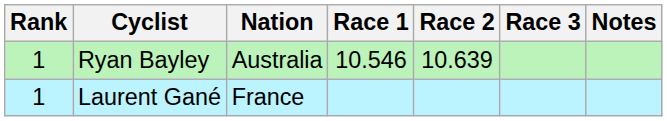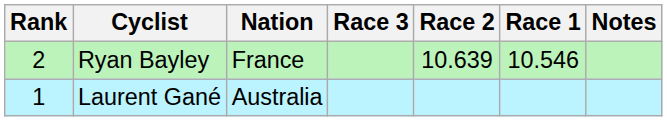columns swapped: (371, 23) <-> (543, 23)
(39, 60) 1 -> (39, 60) 2
(277, 60) Australia -> (268, 60) France
(268, 97) France -> (277, 97) Australia
